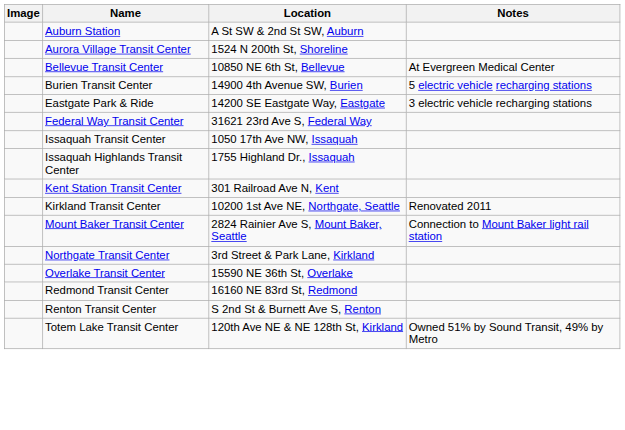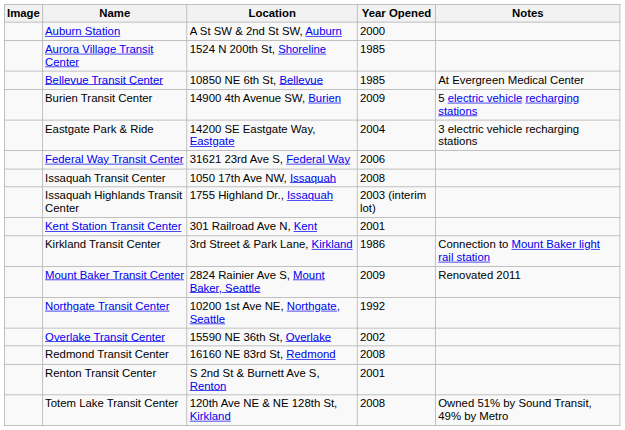+ column: (396, 13)
(306, 206) 10200 1st Ave NE, Northgate, Seattle -> (271, 244) 3rd Street & Park Lane, Kirkland
(450, 206) Renovated 2011 -> (519, 251) Connection to Mount Baker light rail station
(499, 230) Connection to Mount Baker light rail station -> (480, 275) Renovated 2011
(293, 255) 3rd Street & Park Lane, Kirkland -> (265, 312) 10200 1st Ave NE, Northgate, Seattle
